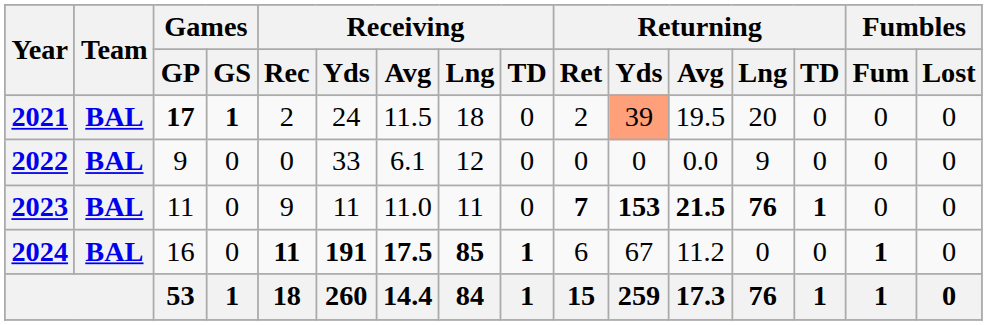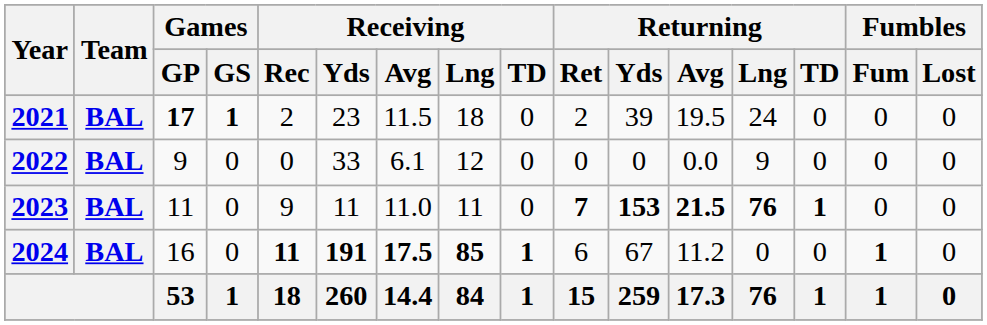(346, 116) 24 -> (346, 116) 23
(639, 116) lightsalmon background -> (639, 116) no background
(763, 116) 20 -> (763, 116) 24
